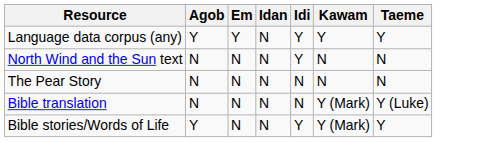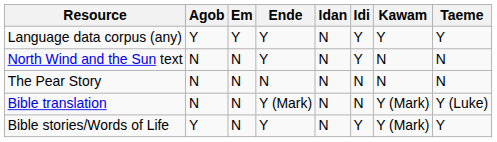+ column: (286, 15)
